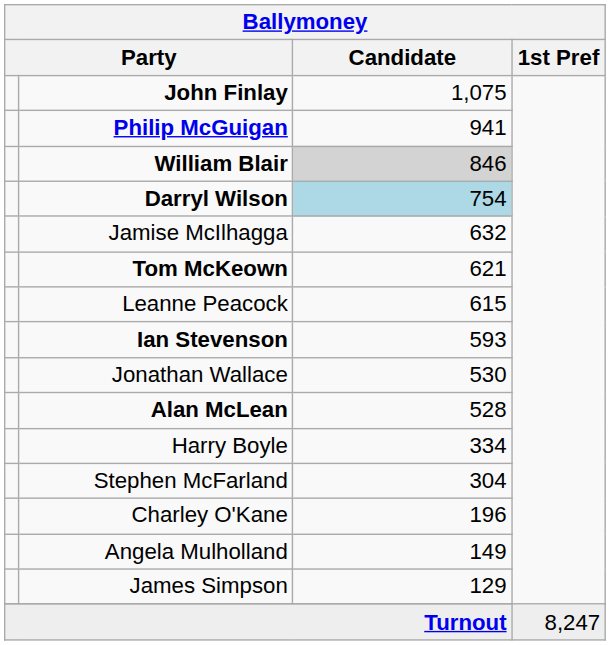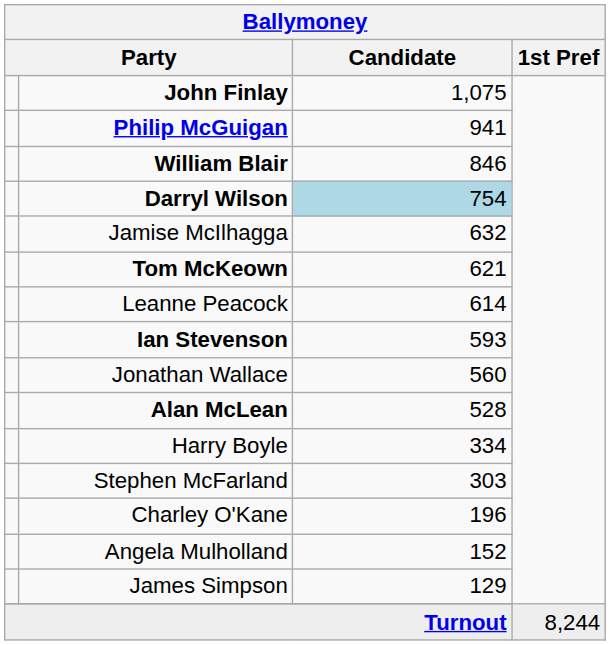(488, 163) lightgrey background -> (488, 163) no background
(488, 304) 615 -> (488, 304) 614
(488, 374) 530 -> (488, 374) 560
(488, 480) 304 -> (488, 480) 303
(488, 551) 149 -> (488, 551) 152
(572, 621) 8,247 -> (572, 621) 8,244
